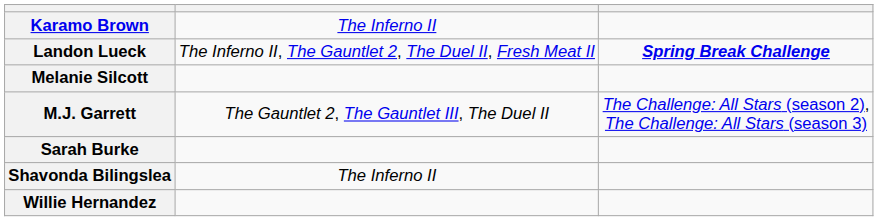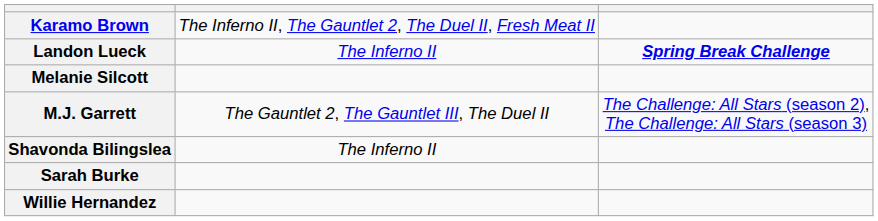(387, 25) The Inferno II -> (387, 25) The Inferno II, The Gauntlet 2, The Duel II, Fresh Meat II
(387, 51) The Inferno II, The Gauntlet 2, The Duel II, Fresh Meat II -> (387, 51) The Inferno II
rows swapped: (90, 149) <-> (90, 176)
